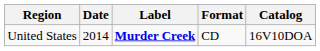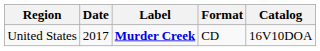(96, 35) 2014 -> (96, 35) 2017
